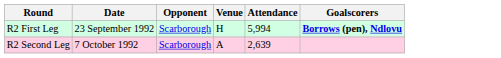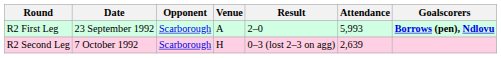+ column: (291, 12)
(220, 28) H -> (220, 28) A
(259, 28) 5,994 -> (351, 28) 5,993
(220, 45) A -> (220, 45) H
